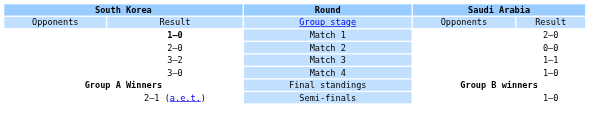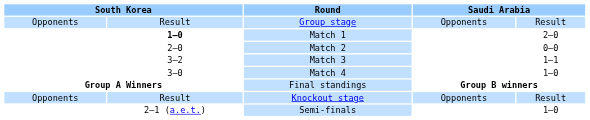+ row: (328, 98)
